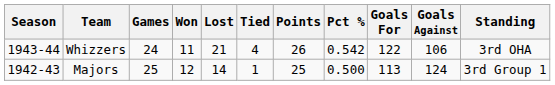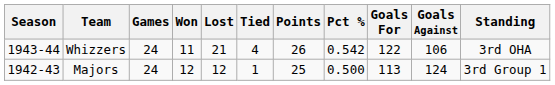(151, 70) 25 -> (151, 70) 24
(219, 70) 14 -> (219, 70) 12
